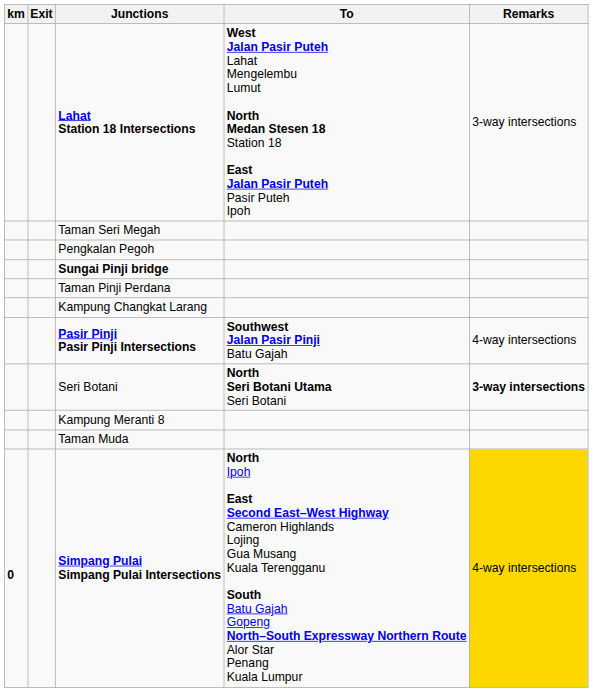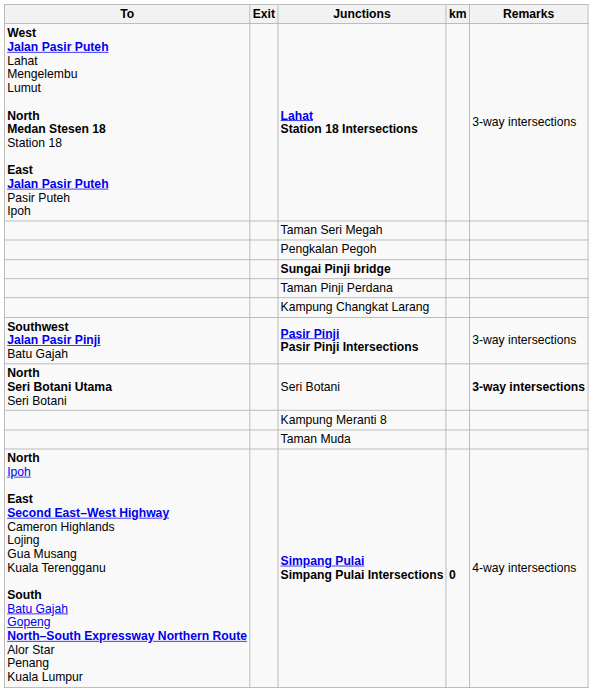columns swapped: (16, 14) <-> (347, 14)
(524, 340) 4-way intersections -> (524, 340) 3-way intersections
(524, 568) gold background -> (524, 568) no background
